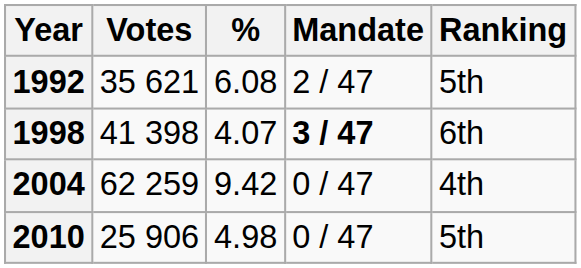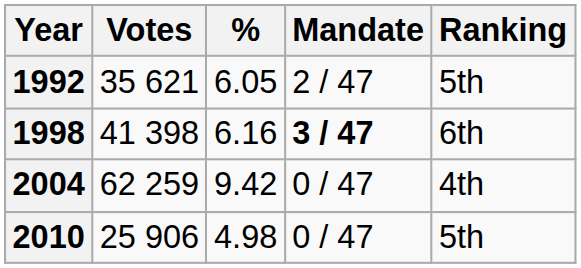(246, 81) 6.08 -> (246, 81) 6.05
(246, 133) 4.07 -> (246, 133) 6.16
